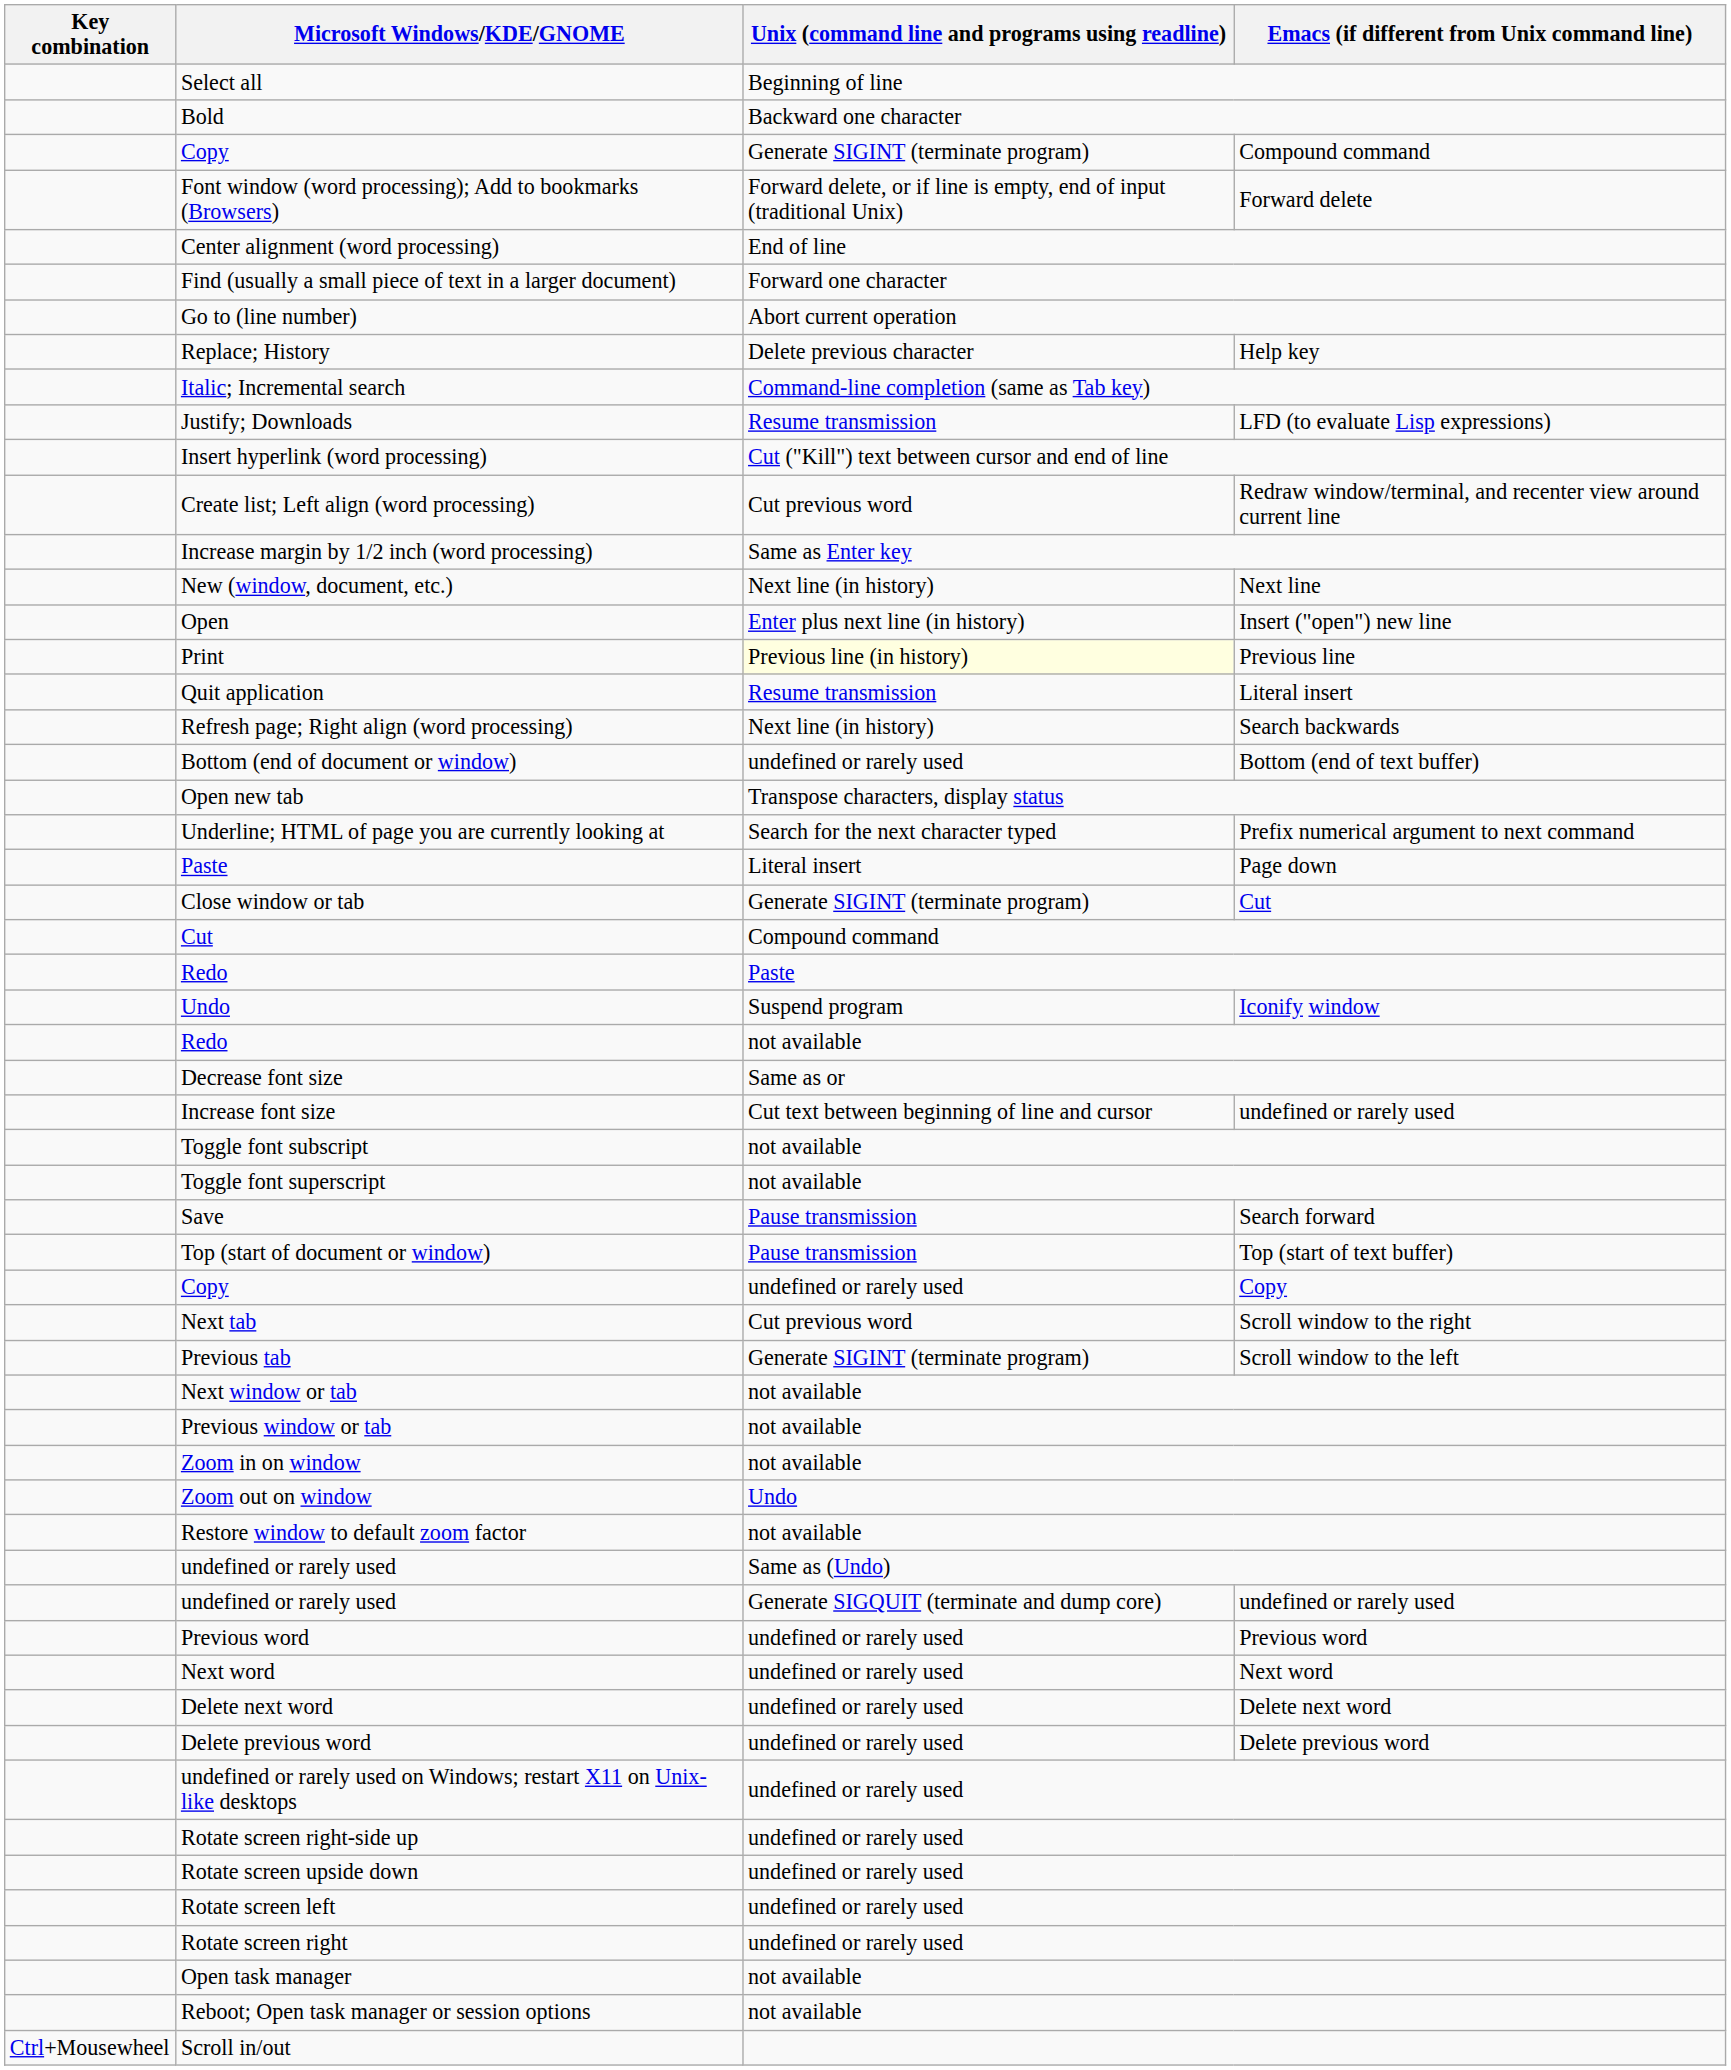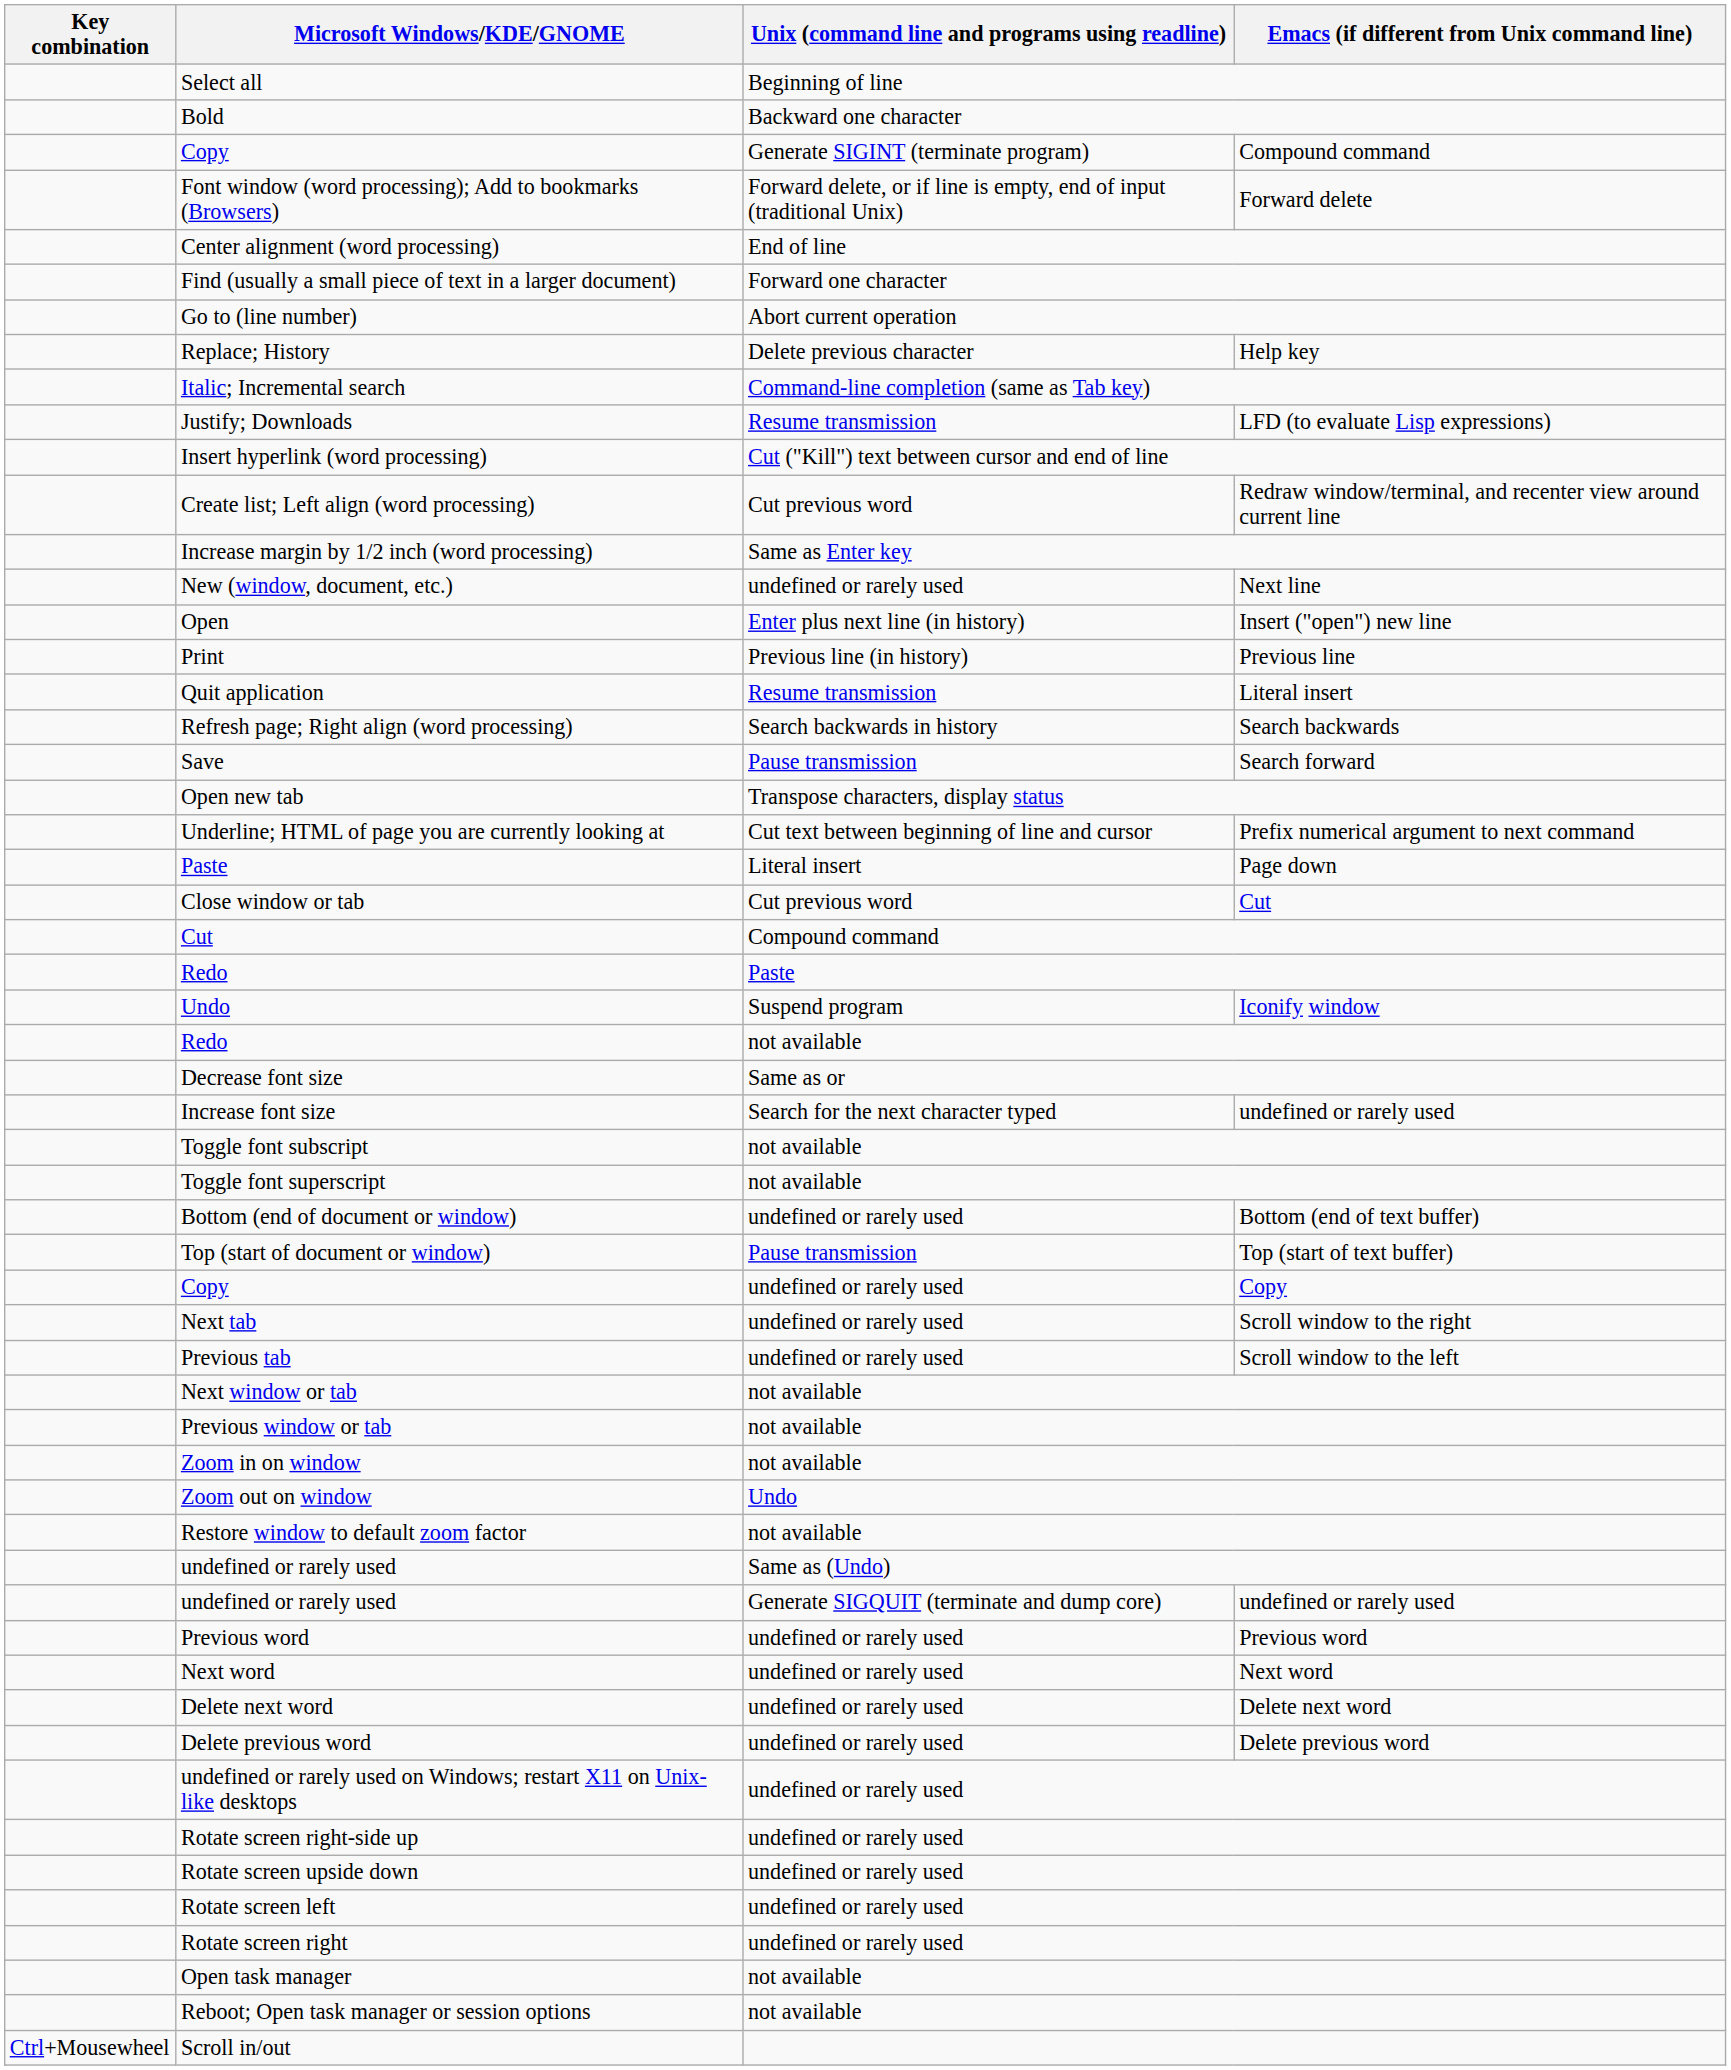(841, 586) Next line (in history) -> (856, 586) undefined or rarely used
(858, 656) lightyellow background -> (858, 656) no background
(841, 726) Next line (in history) -> (873, 726) Search backwards in history
rows swapped: (202, 1217) <-> (349, 761)
(902, 831) Search for the next character typed -> (950, 831) Cut text between beginning of line and cursor
(919, 901) Generate SIGINT (terminate program) -> (830, 901) Cut previous word
(950, 1112) Cut text between beginning of line and cursor -> (902, 1112) Search for the next character typed
(830, 1322) Cut previous word -> (856, 1322) undefined or rarely used
(919, 1357) Generate SIGINT (terminate program) -> (856, 1357) undefined or rarely used
